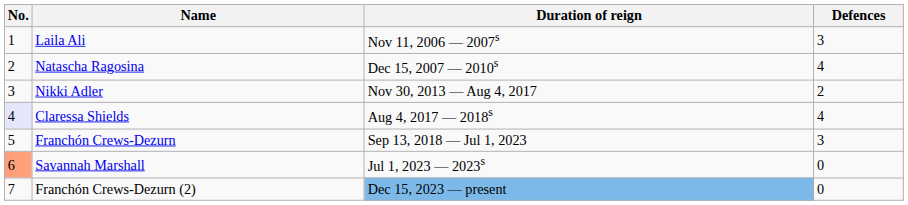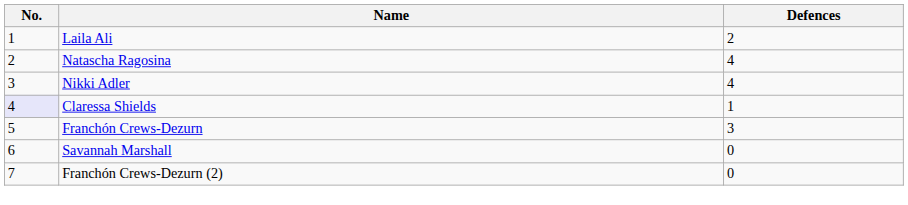- column: (589, 15)
(820, 40) 3 -> (731, 38) 2
(820, 91) 2 -> (731, 83) 4
(820, 115) 4 -> (731, 106) 1
(11, 164) lightsalmon background -> (11, 151) no background
